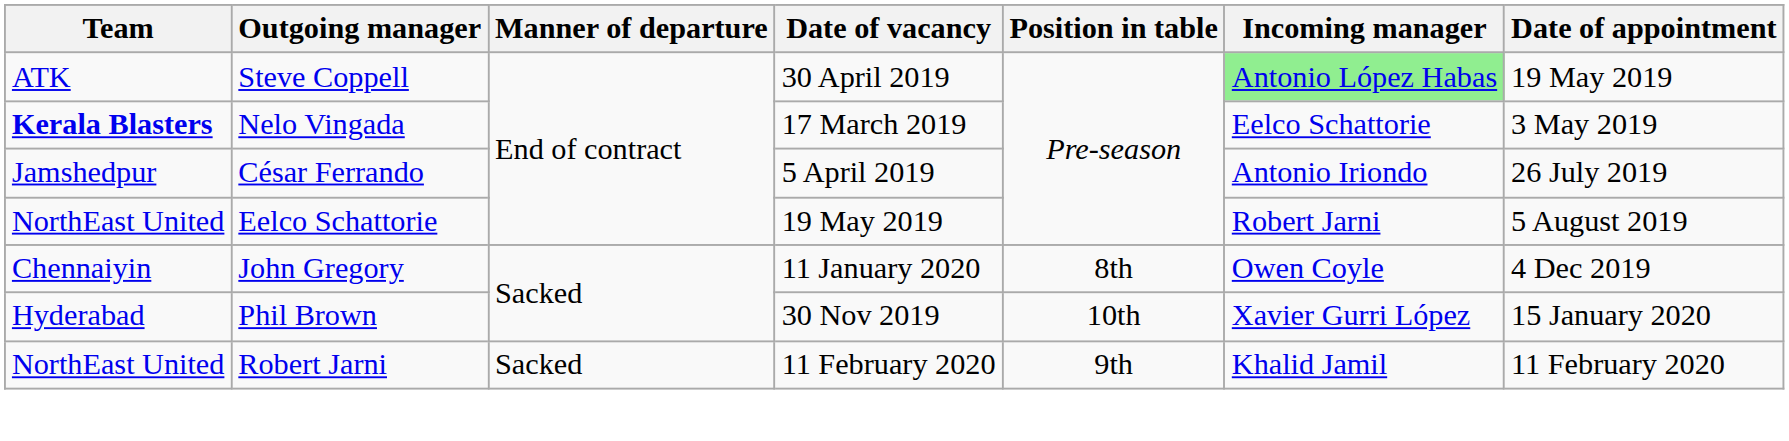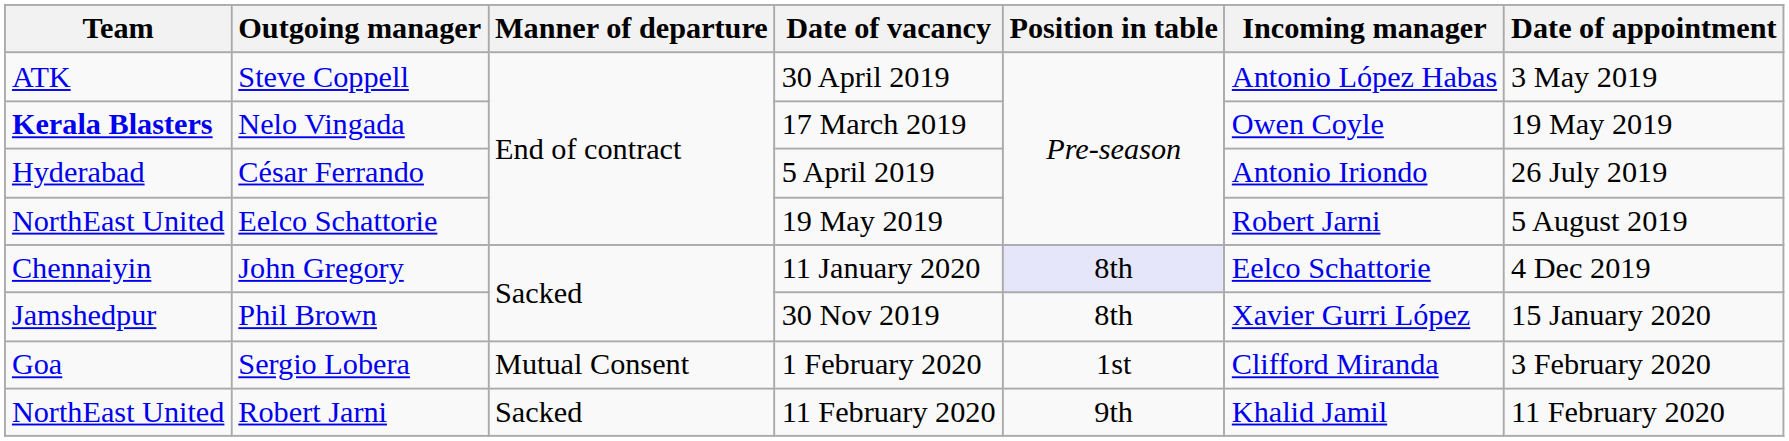(1364, 76) lightgreen background -> (1364, 76) no background
(1592, 76) 19 May 2019 -> (1584, 76) 3 May 2019
(1331, 124) Eelco Schattorie -> (1308, 124) Owen Coyle
(1584, 124) 3 May 2019 -> (1592, 124) 19 May 2019
(84, 172) Jamshedpur -> (78, 172) Hyderabad
(1114, 268) no background -> (1114, 268) lavender background
(1308, 268) Owen Coyle -> (1331, 268) Eelco Schattorie
(78, 316) Hyderabad -> (84, 316) Jamshedpur
(1114, 316) 10th -> (1114, 316) 8th
+ row: (324, 364)
